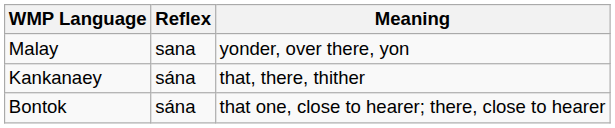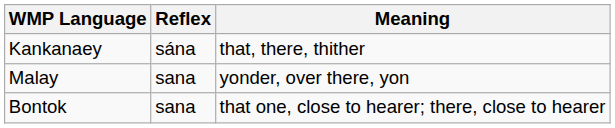rows swapped: (55, 78) <-> (34, 48)
(175, 107) sána -> (175, 107) sana
